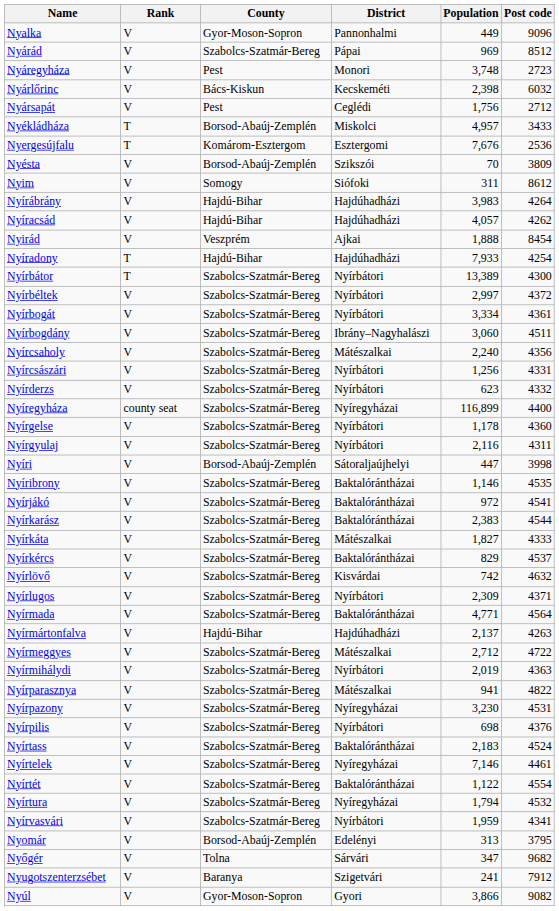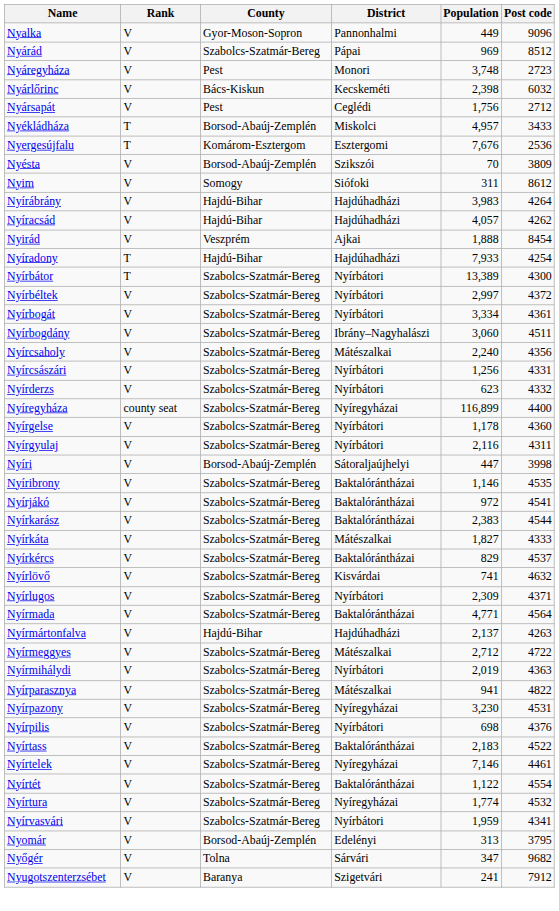(490, 577) 742 -> (490, 577) 741
(540, 746) 4524 -> (540, 746) 4522
(485, 802) 1,794 -> (485, 802) 1,774
- row: (19, 896)
